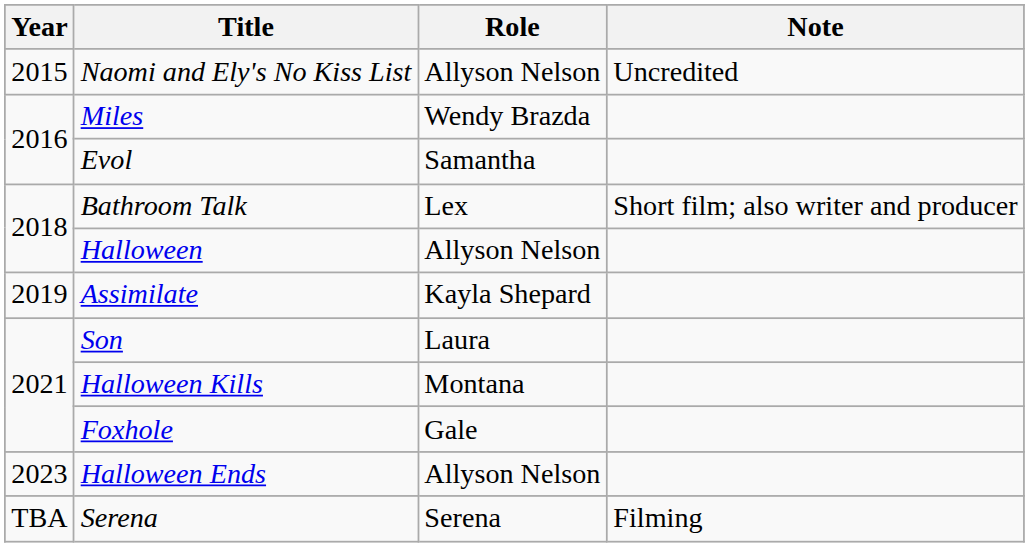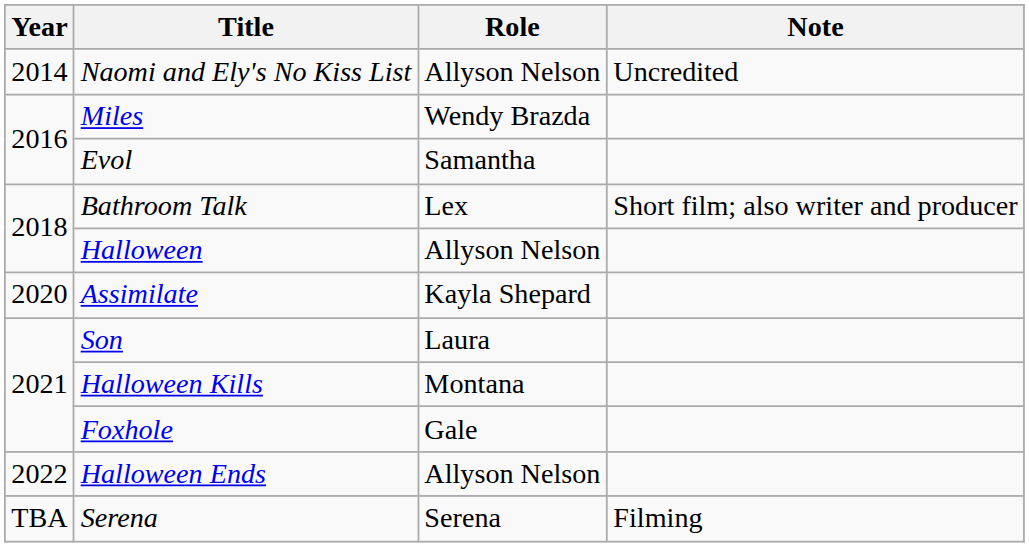(40, 71) 2015 -> (40, 71) 2014
(40, 294) 2019 -> (40, 294) 2020
(40, 473) 2023 -> (40, 473) 2022
